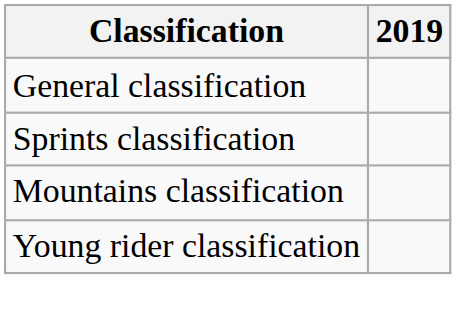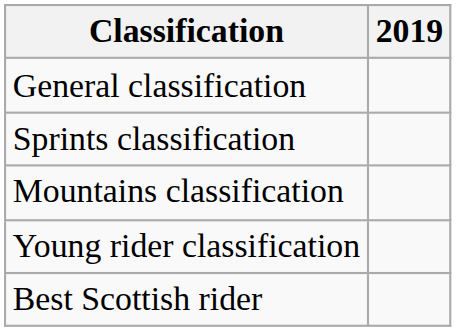+ row: (138, 298)
